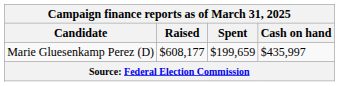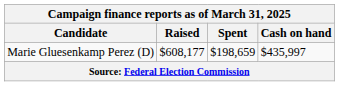(233, 52) $199,659 -> (233, 52) $198,659
